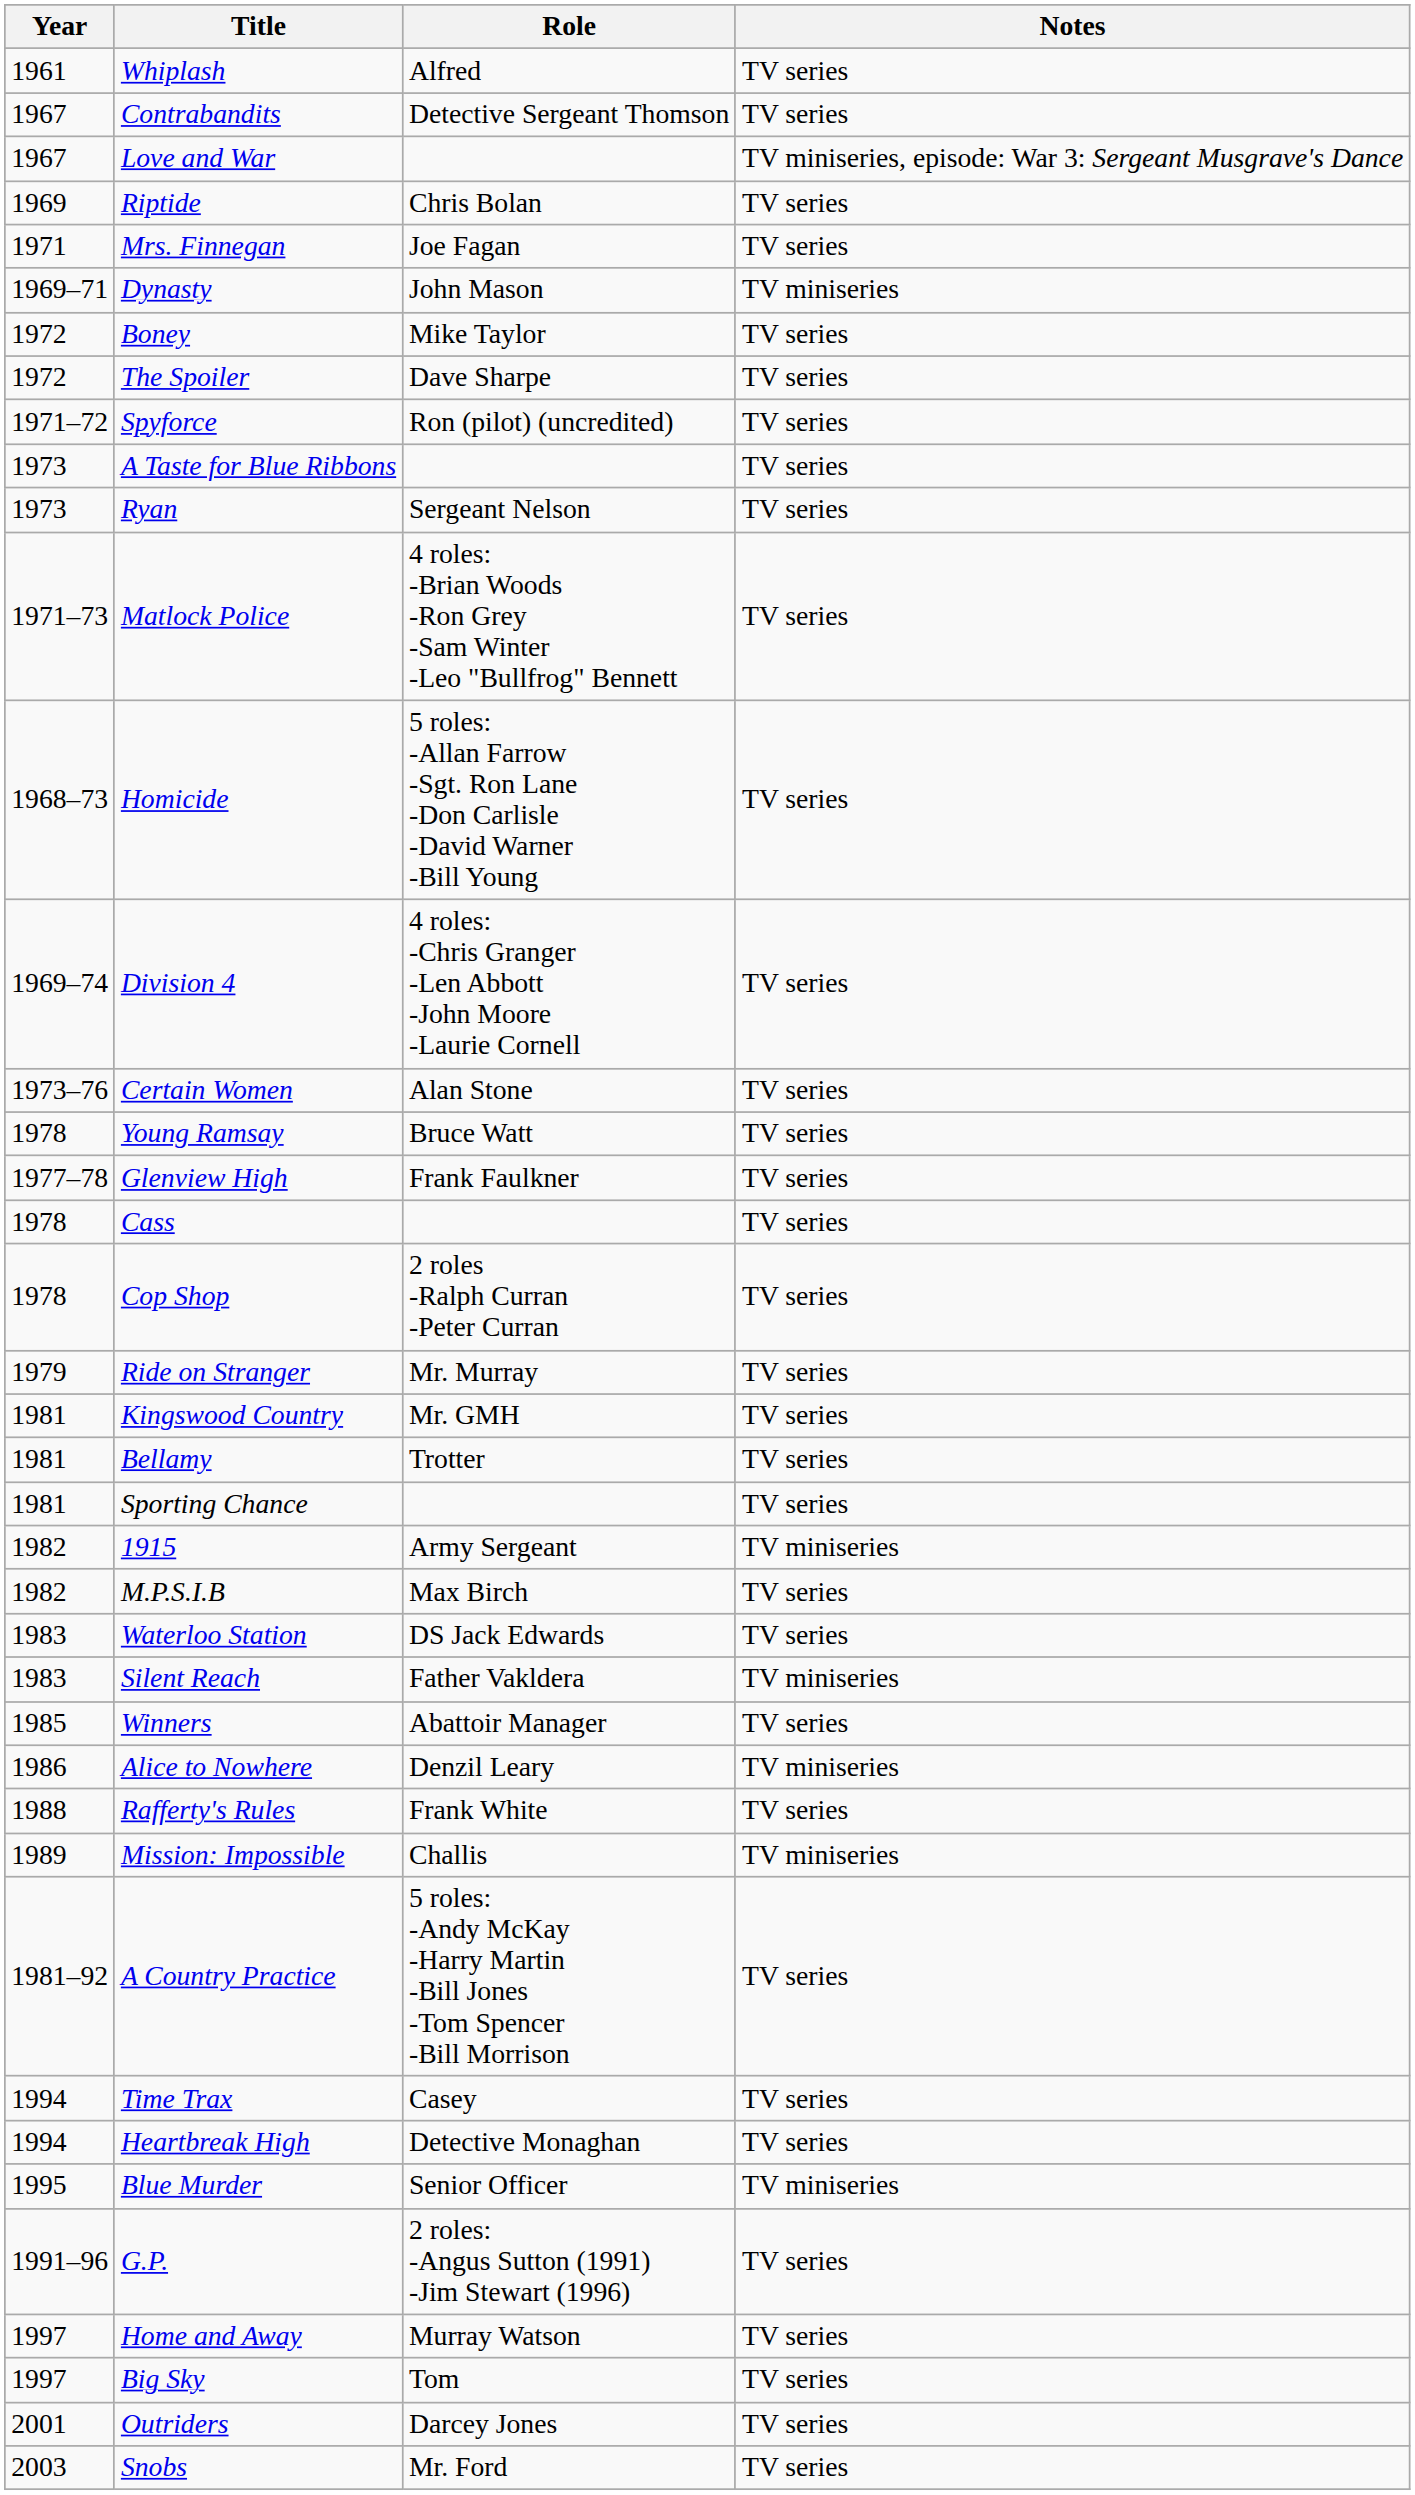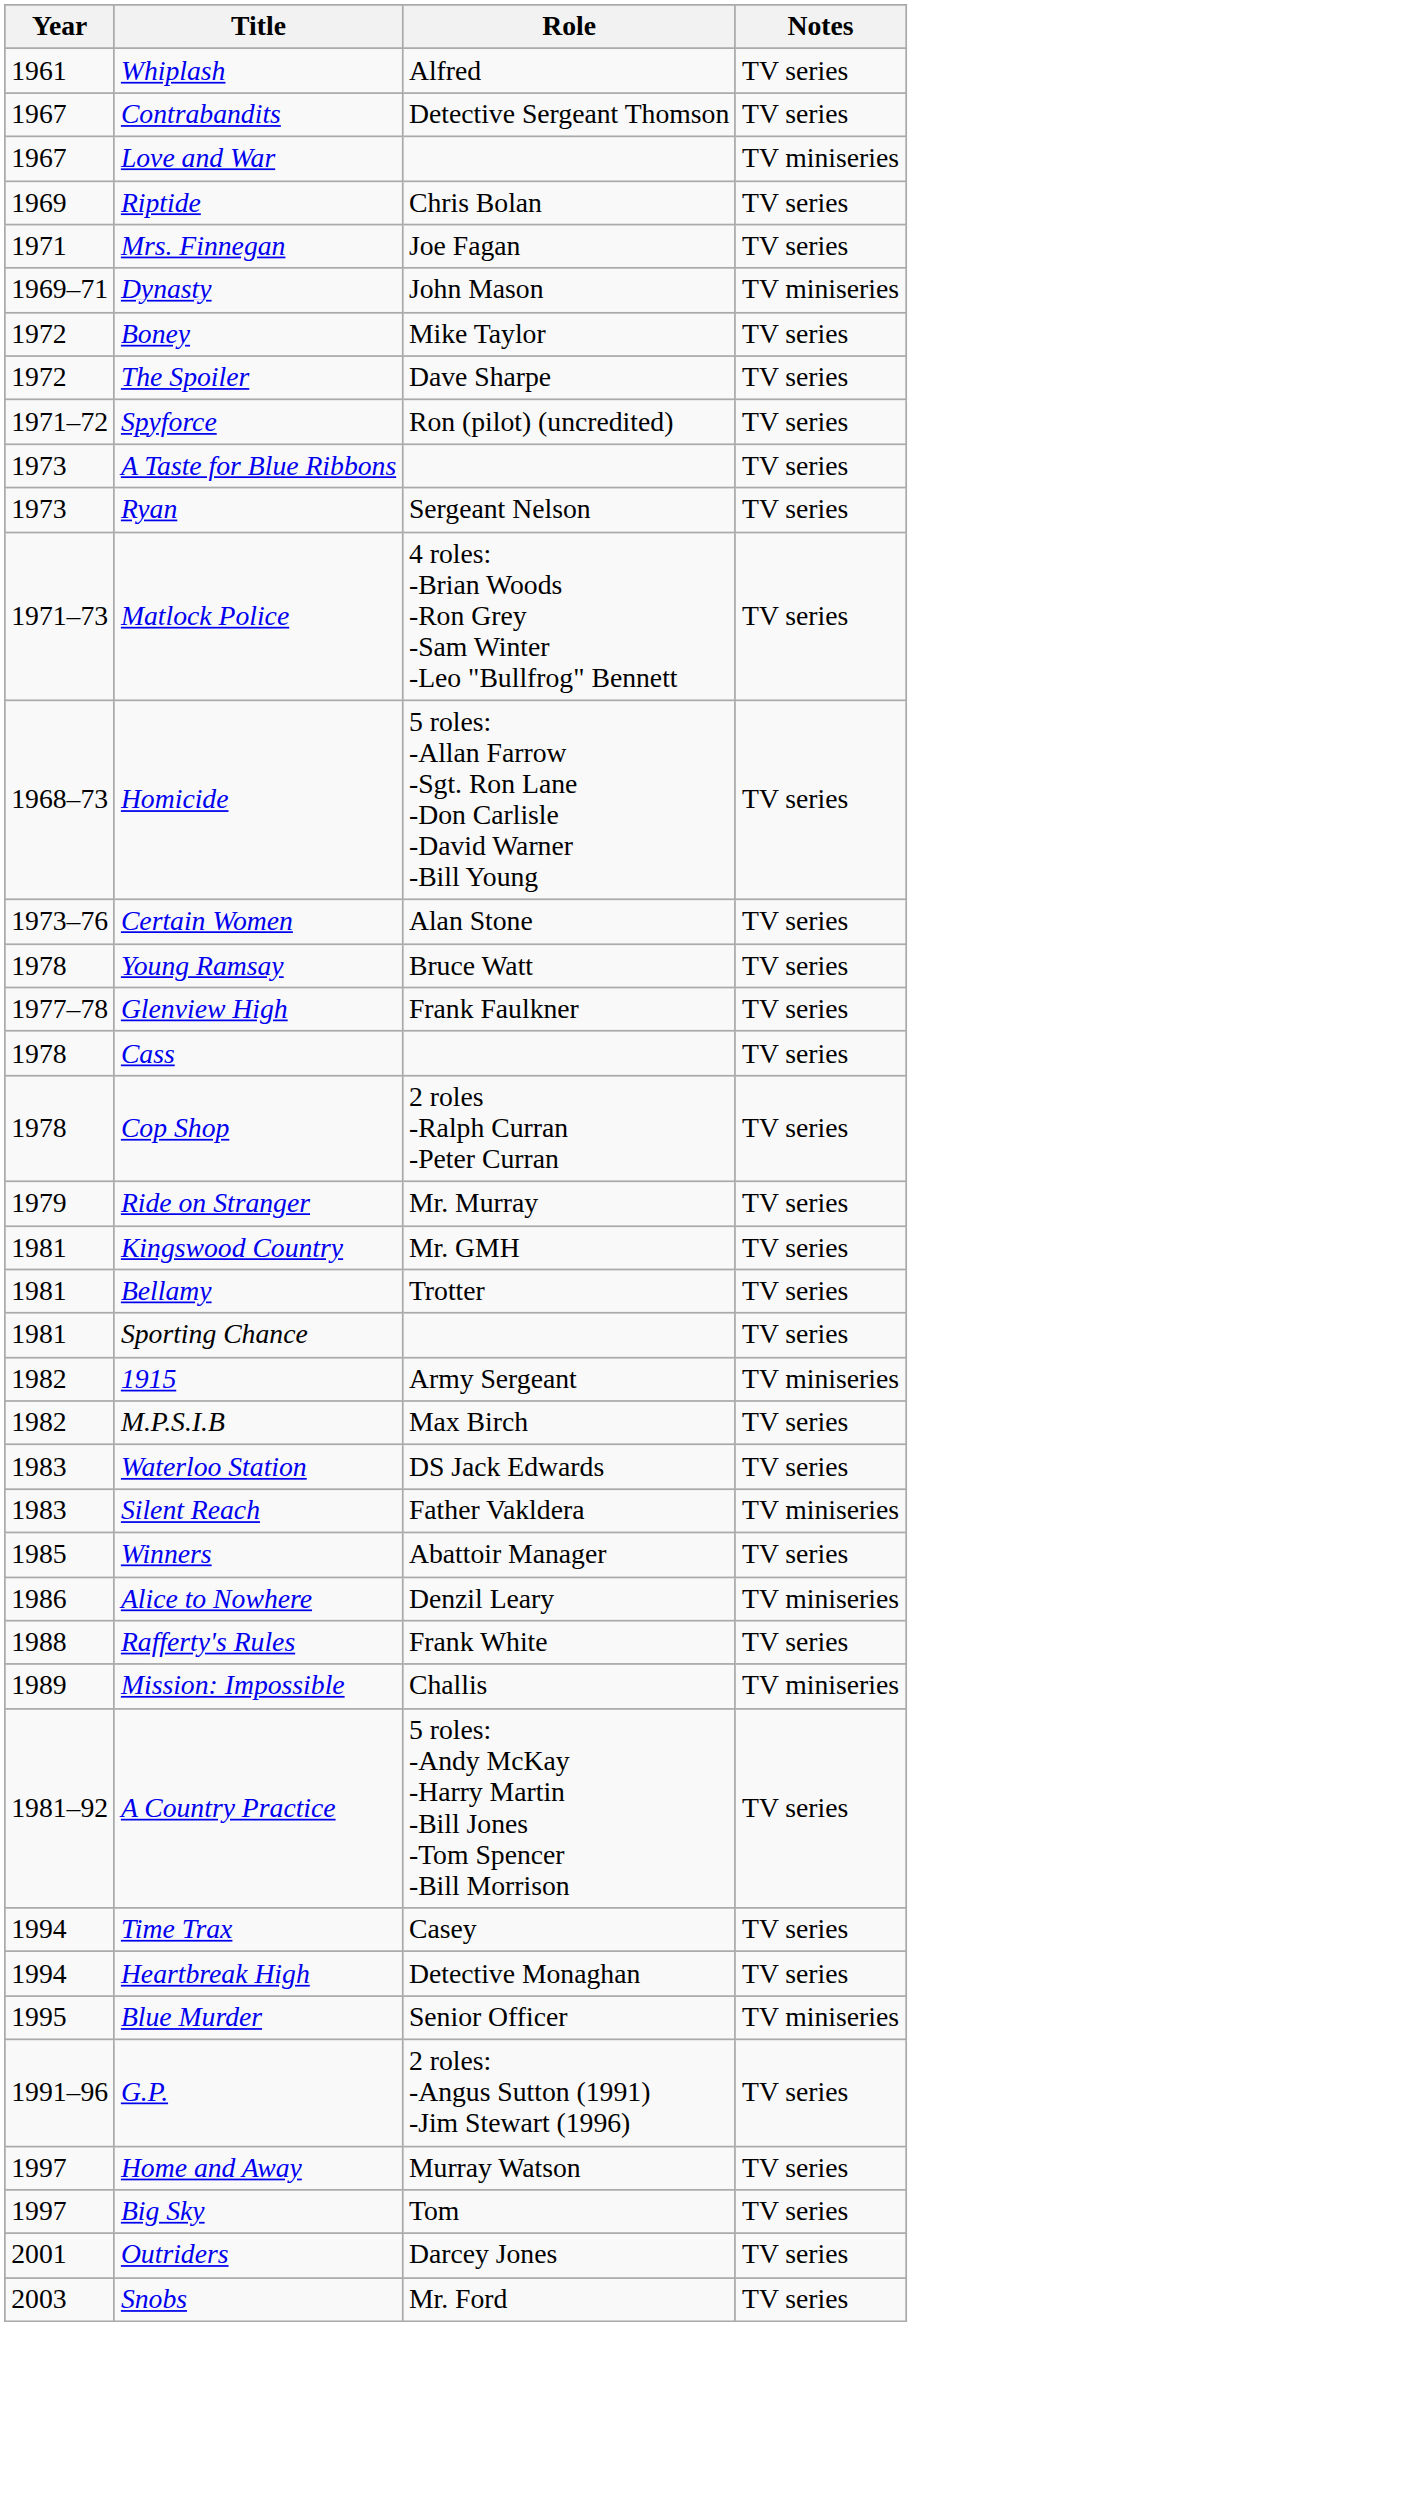(1073, 158) TV miniseries, episode: War 3: Sergeant Musgrave's Dance -> (821, 158) TV miniseries
- row: (178, 983)
